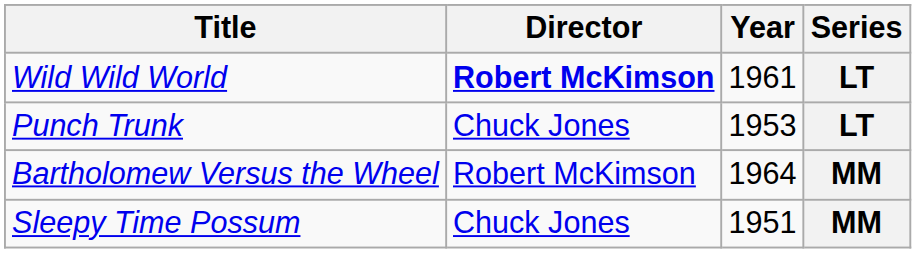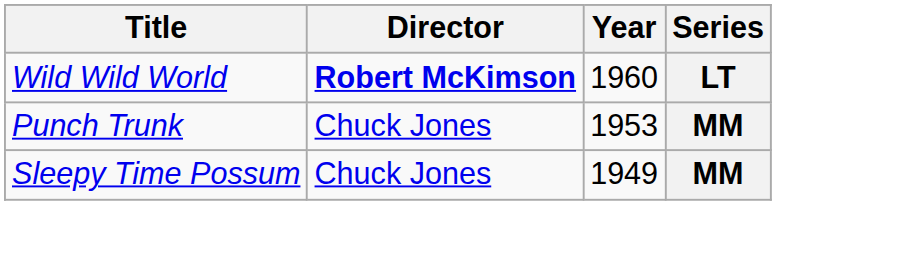(763, 77) 1961 -> (624, 77) 1960
(857, 125) LT -> (718, 125) MM
- row: (225, 174)
(763, 222) 1951 -> (624, 174) 1949
